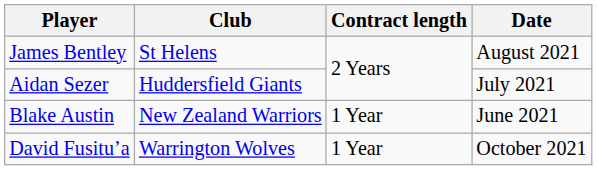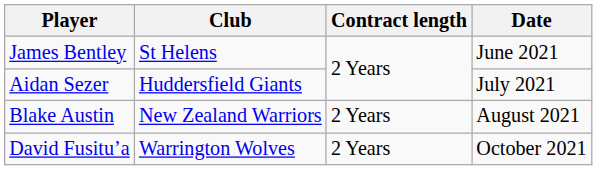(528, 52) August 2021 -> (517, 52) June 2021
(357, 116) 1 Year -> (361, 116) 2 Years
(517, 116) June 2021 -> (528, 116) August 2021
(357, 148) 1 Year -> (361, 148) 2 Years
